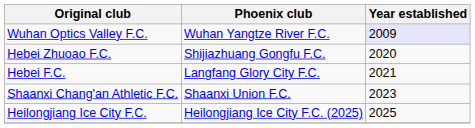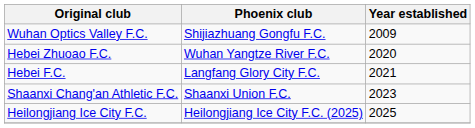(257, 34) Wuhan Yangtze River F.C. -> (255, 34) Shijiazhuang Gongfu F.C.
(383, 34) lavender background -> (383, 34) no background
(255, 53) Shijiazhuang Gongfu F.C. -> (257, 53) Wuhan Yangtze River F.C.
